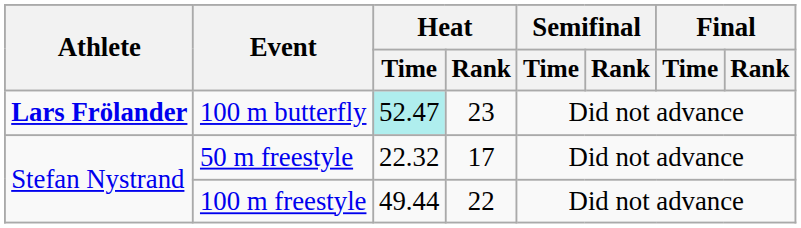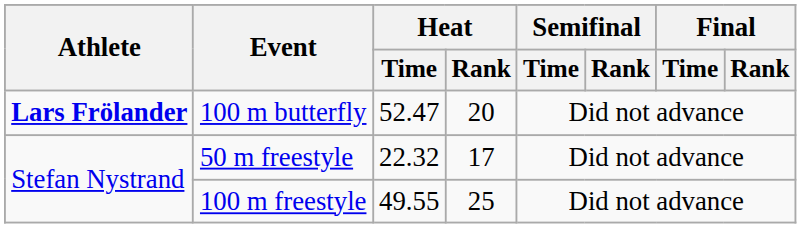(409, 112) paleturquoise background -> (409, 112) no background
(481, 112) 23 -> (481, 112) 20
(409, 201) 49.44 -> (409, 201) 49.55
(481, 201) 22 -> (481, 201) 25
